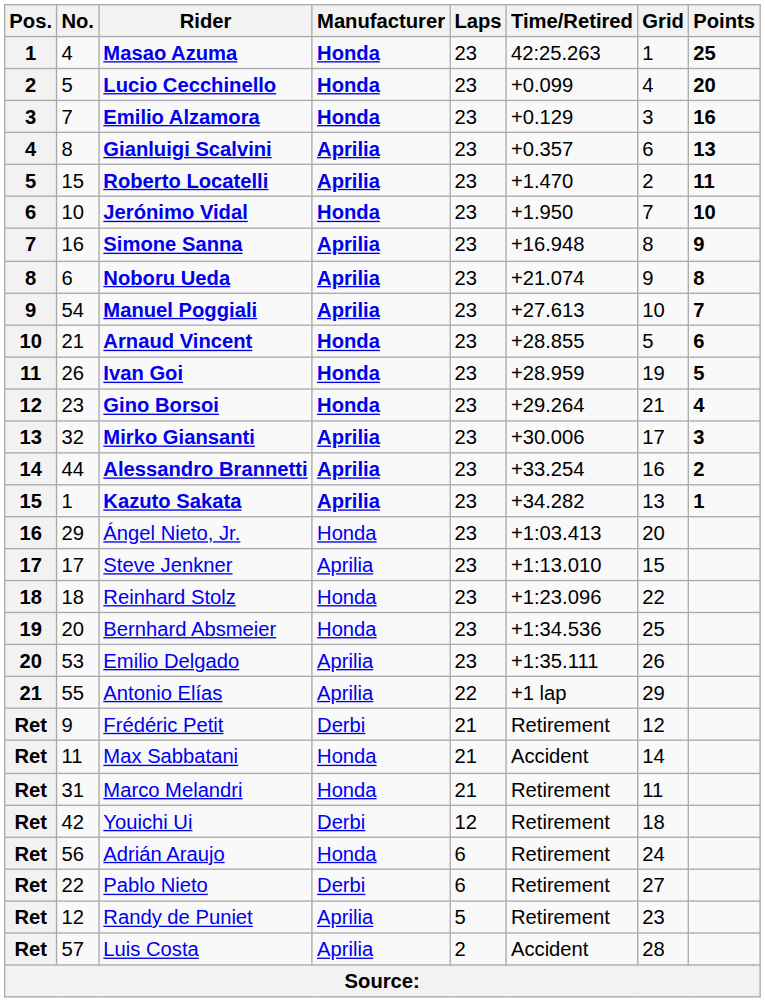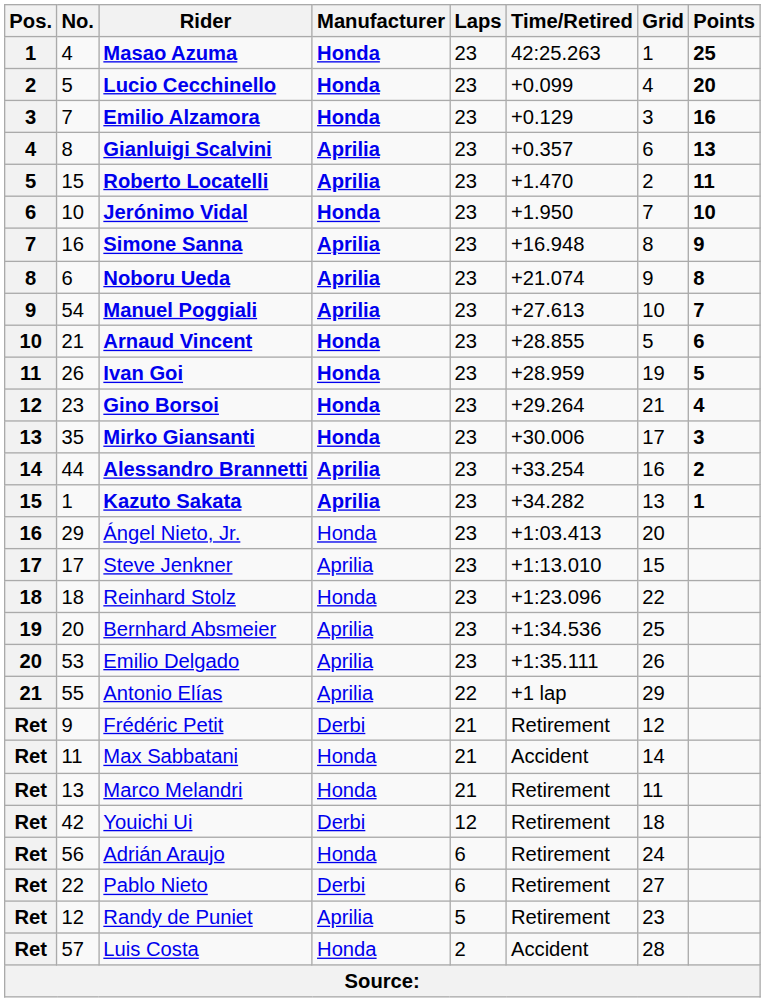(73, 437) 32 -> (73, 437) 35
(348, 437) Aprilia -> (348, 437) Honda
(347, 629) Honda -> (345, 629) Aprilia
(73, 789) 31 -> (73, 789) 13
(345, 949) Aprilia -> (347, 949) Honda
